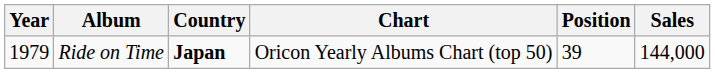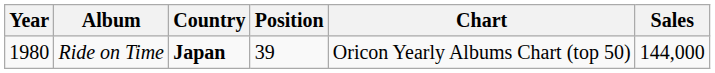columns swapped: (404, 20) <-> (596, 20)
(29, 52) 1979 -> (29, 52) 1980
